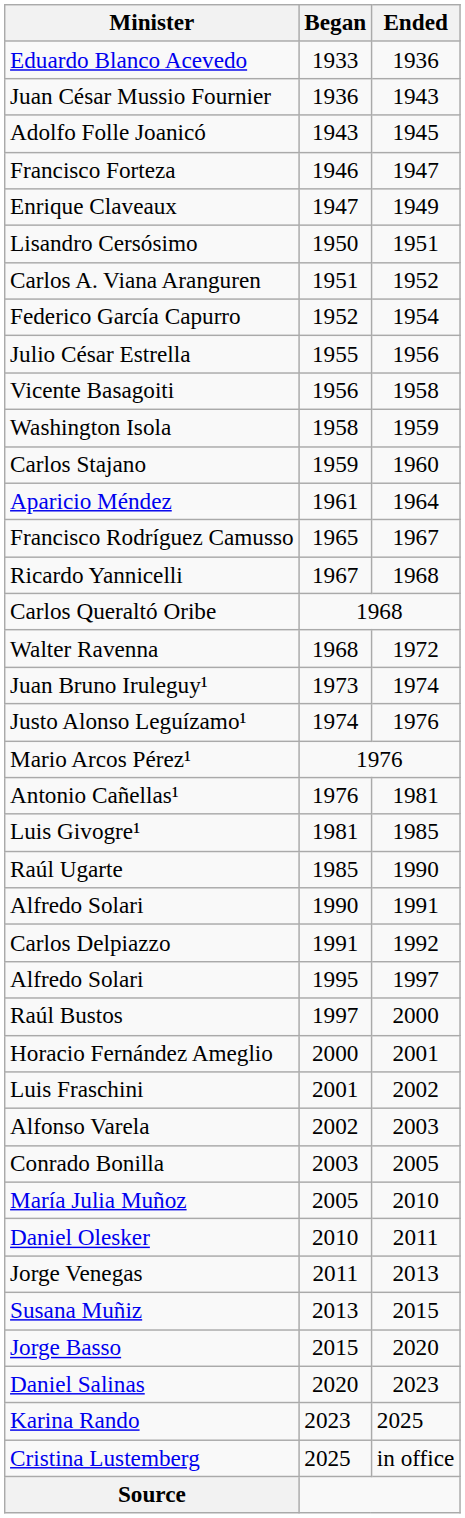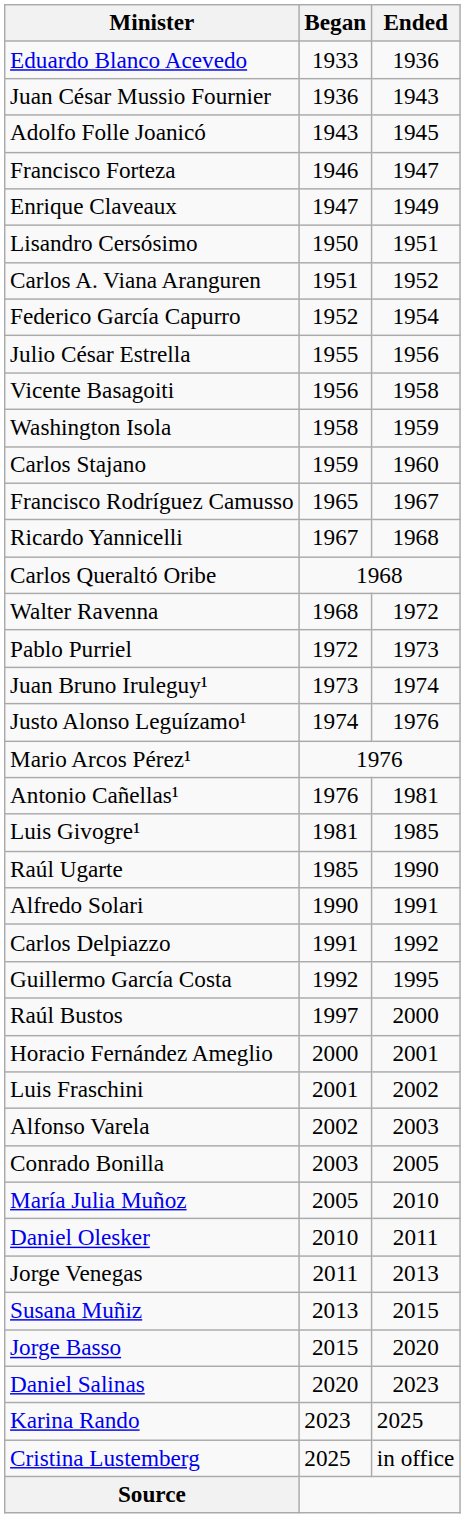- row: (91, 501)
+ row: (71, 648)
+ row: (121, 979)
- row: (77, 979)
